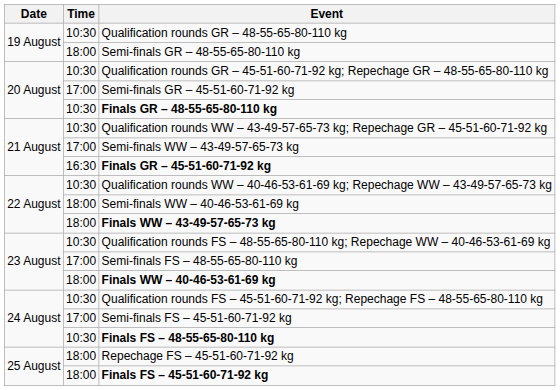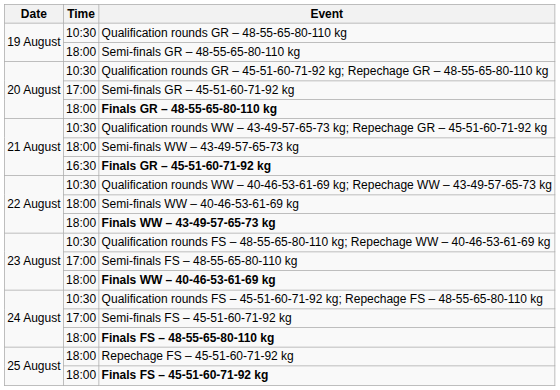(81, 109) 10:30 -> (81, 109) 18:00
(81, 147) 17:00 -> (81, 147) 18:00
(81, 337) 10:30 -> (81, 337) 18:00
